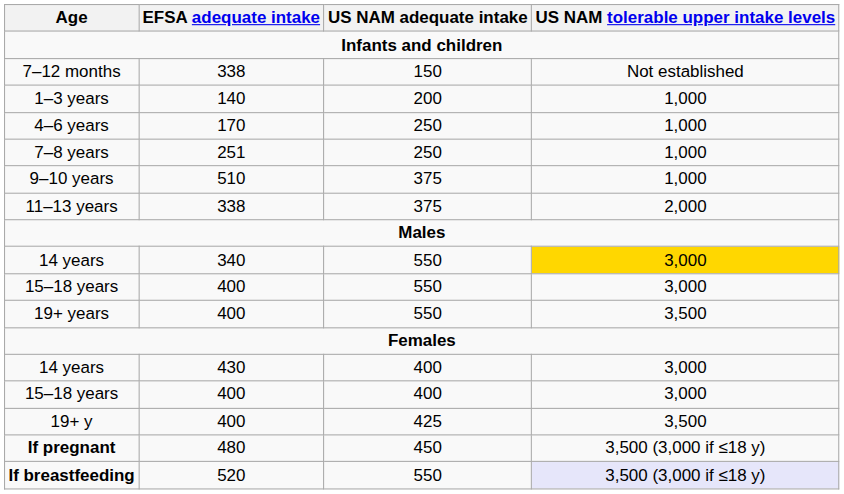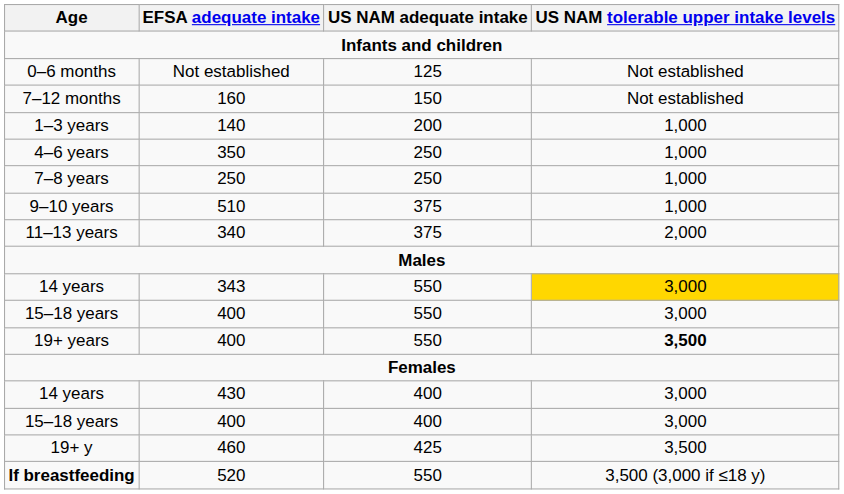+ row: (72, 71)
(231, 71) 338 -> (231, 98) 160
(231, 125) 170 -> (231, 152) 350
(231, 152) 251 -> (231, 179) 250
(231, 206) 338 -> (231, 233) 340
(231, 260) 340 -> (231, 286) 343
(685, 313) normal -> (685, 340) bold
(231, 421) 400 -> (231, 448) 460
- row: (72, 448)
(685, 475) lavender background -> (685, 475) no background
